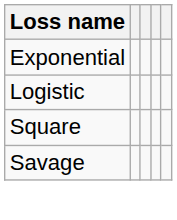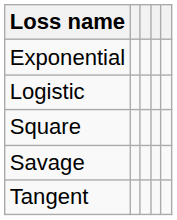+ row: (49, 197)
